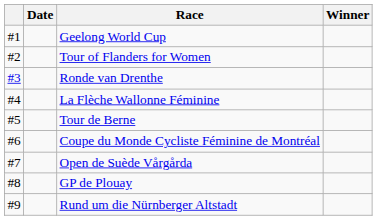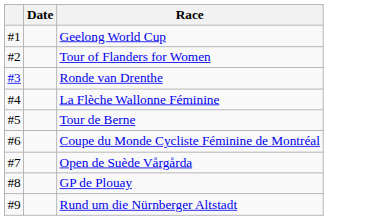- column: (348, 15)
